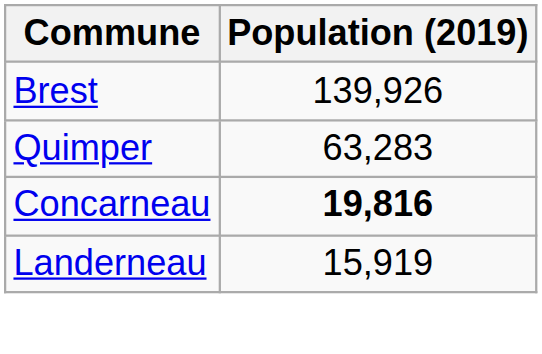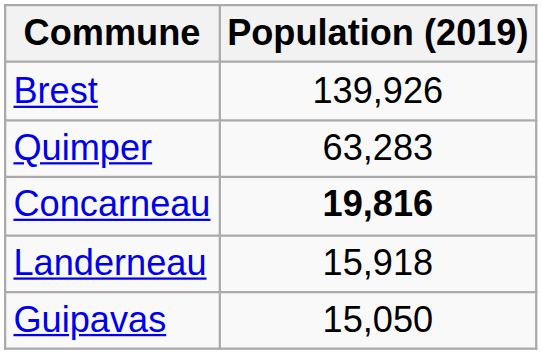(378, 262) 15,919 -> (378, 262) 15,918
+ row: (90, 319)
